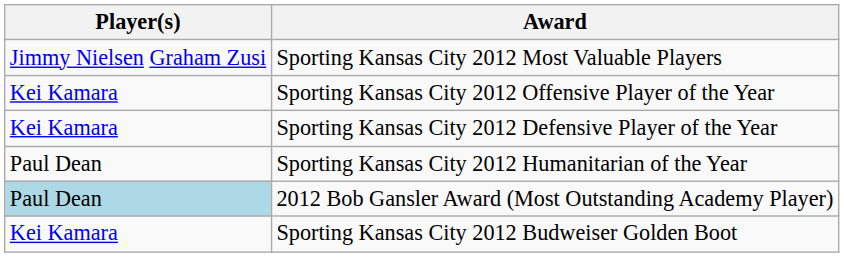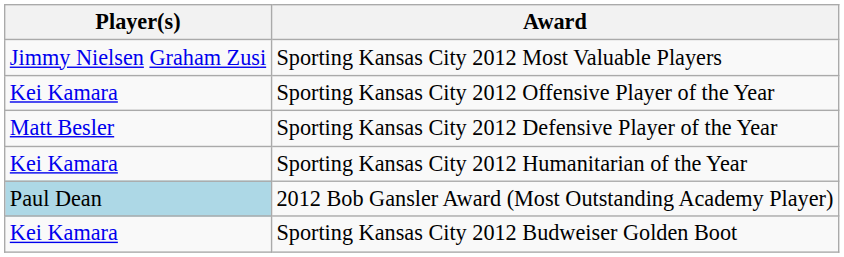(64, 127) Kei Kamara -> (62, 127) Matt Besler
(56, 163) Paul Dean -> (64, 163) Kei Kamara
